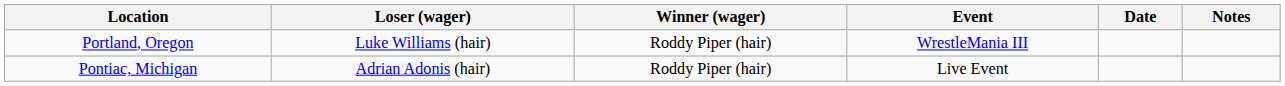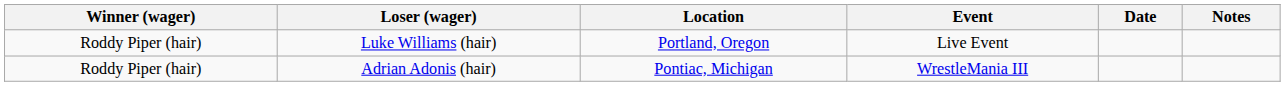columns swapped: (711, 17) <-> (138, 17)
(973, 42) WrestleMania III -> (973, 42) Live Event
(973, 68) Live Event -> (973, 68) WrestleMania III
